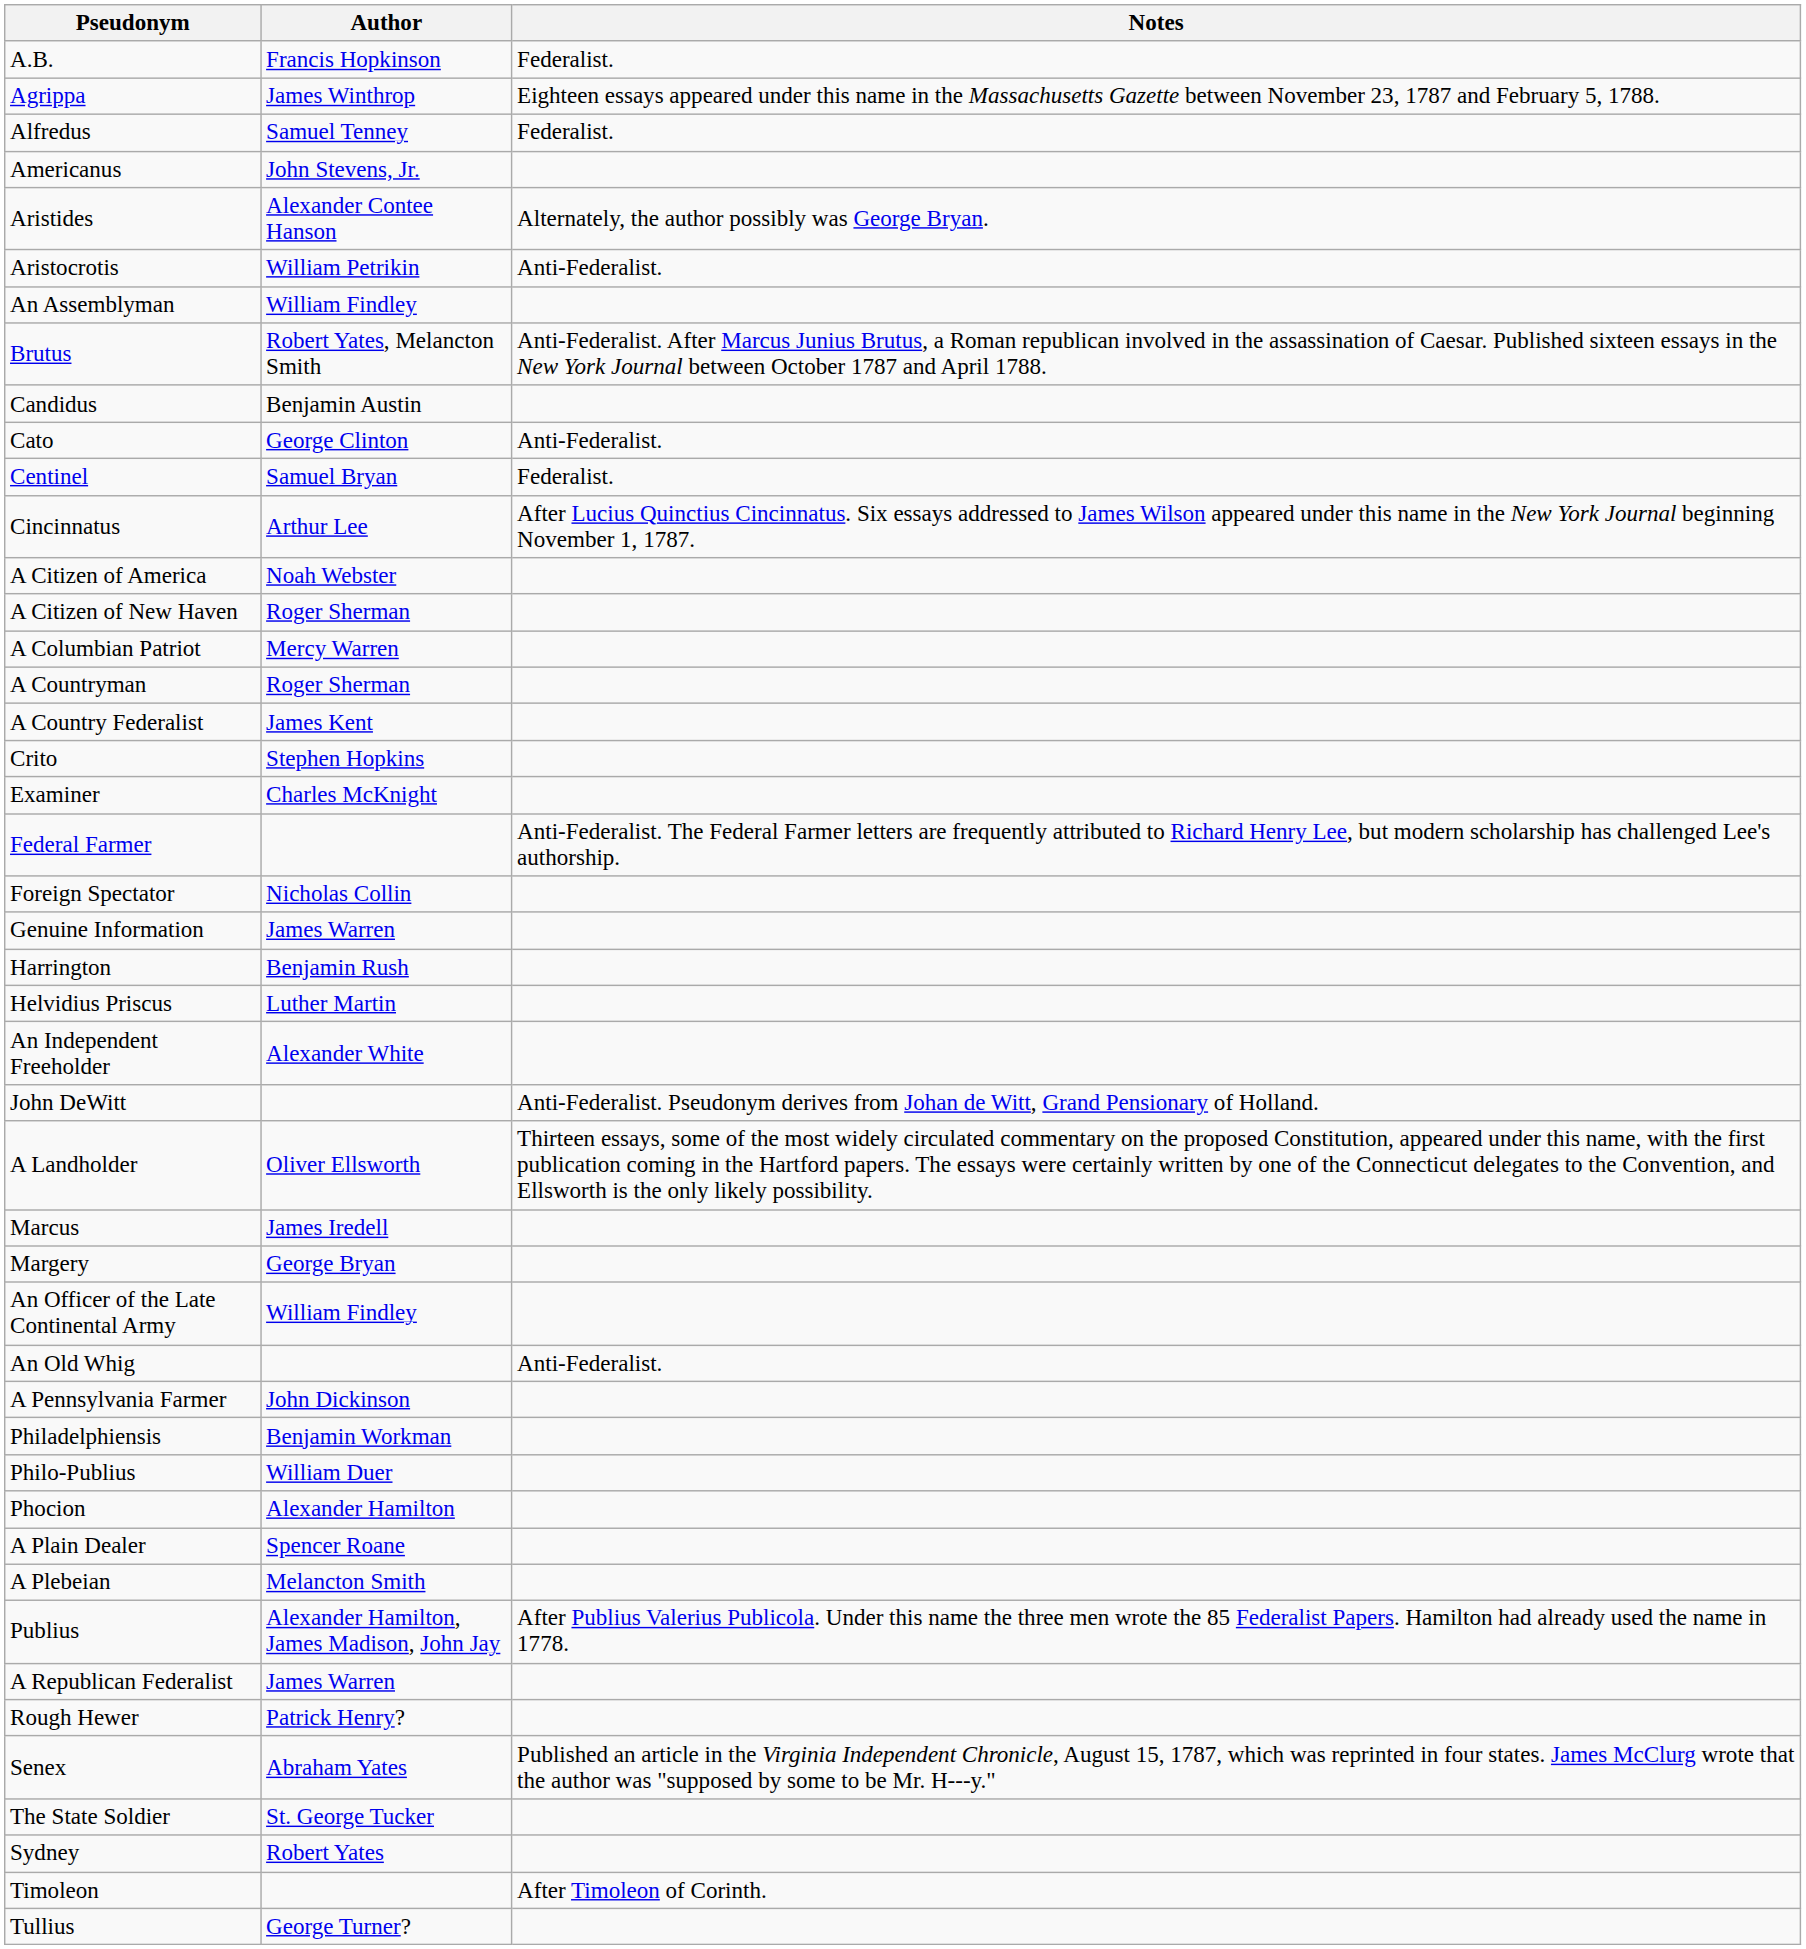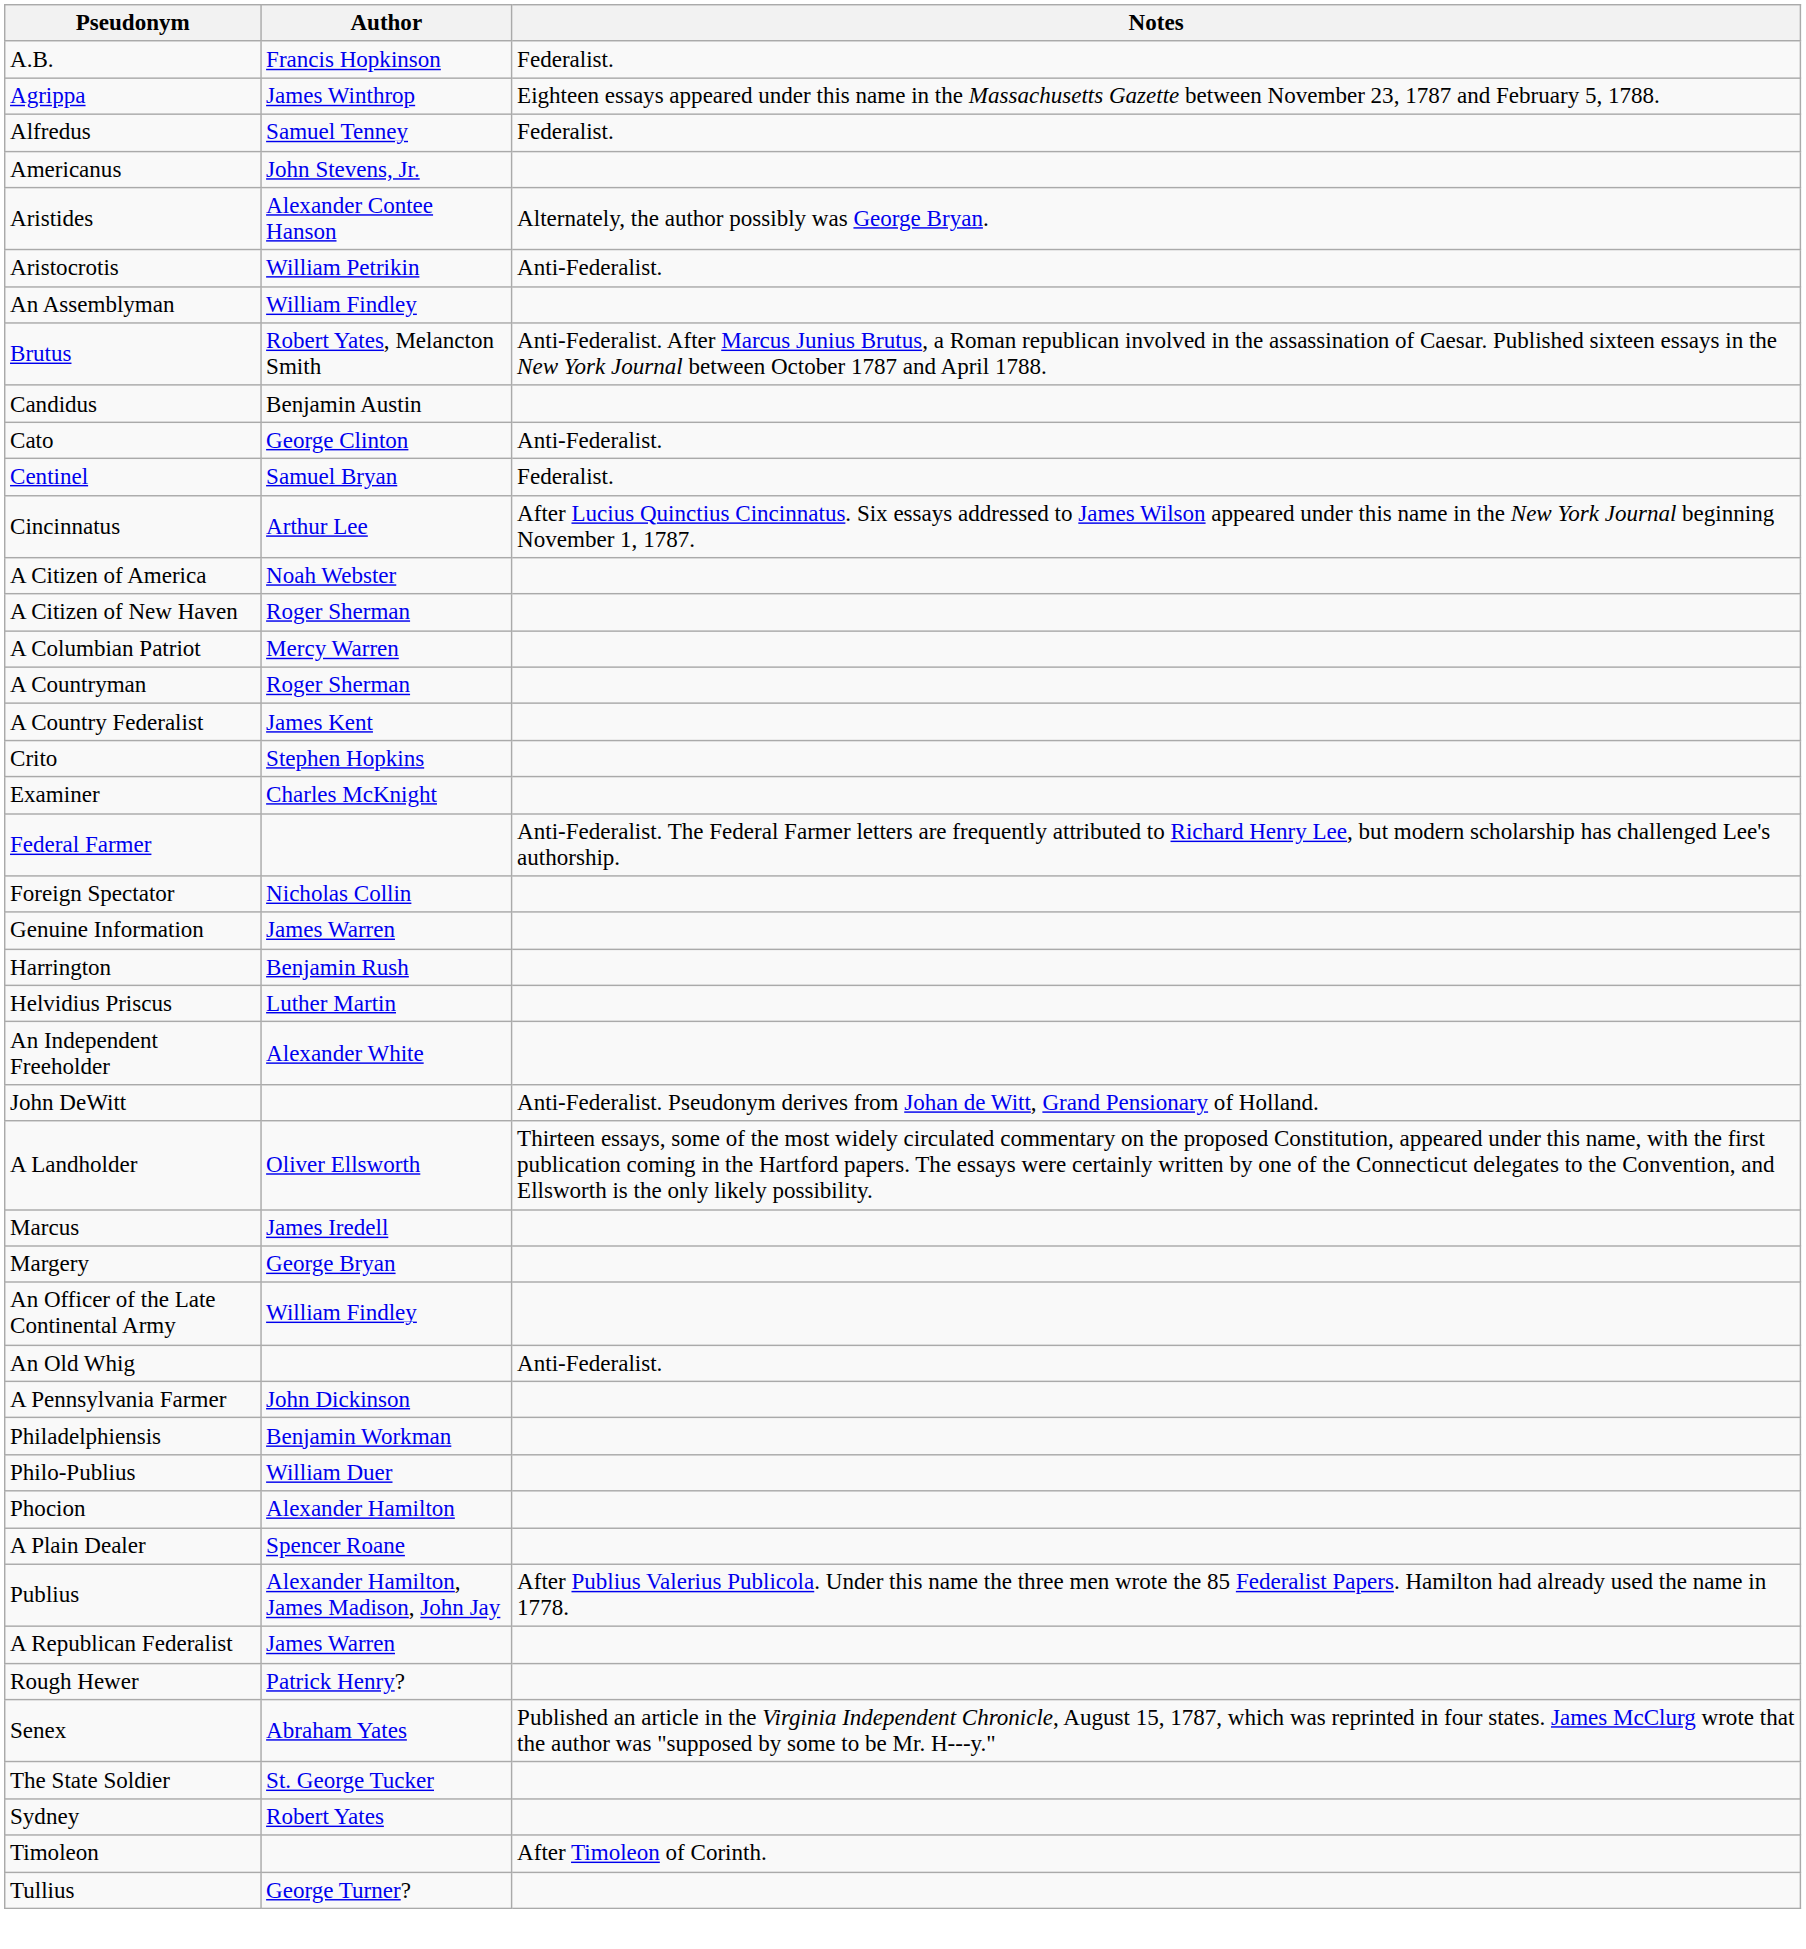- row: (60, 1582)
